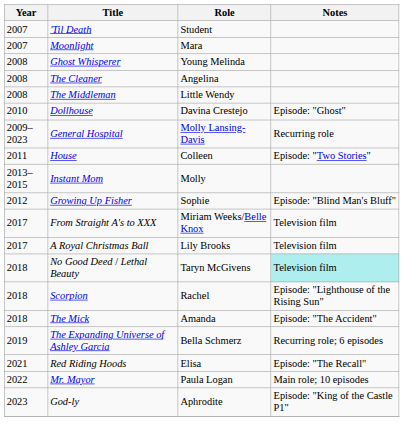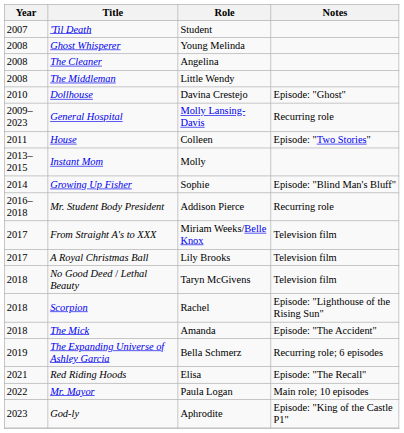- row: (72, 45)
(17, 201) 2012 -> (17, 184) 2014
+ row: (107, 206)
(305, 268) paleturquoise background -> (305, 279) no background
